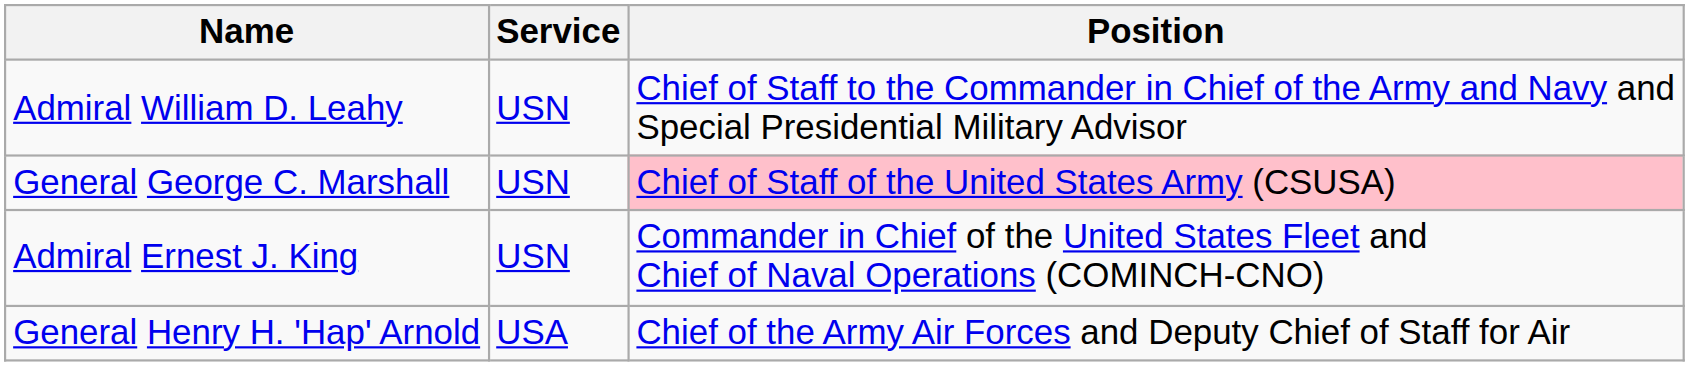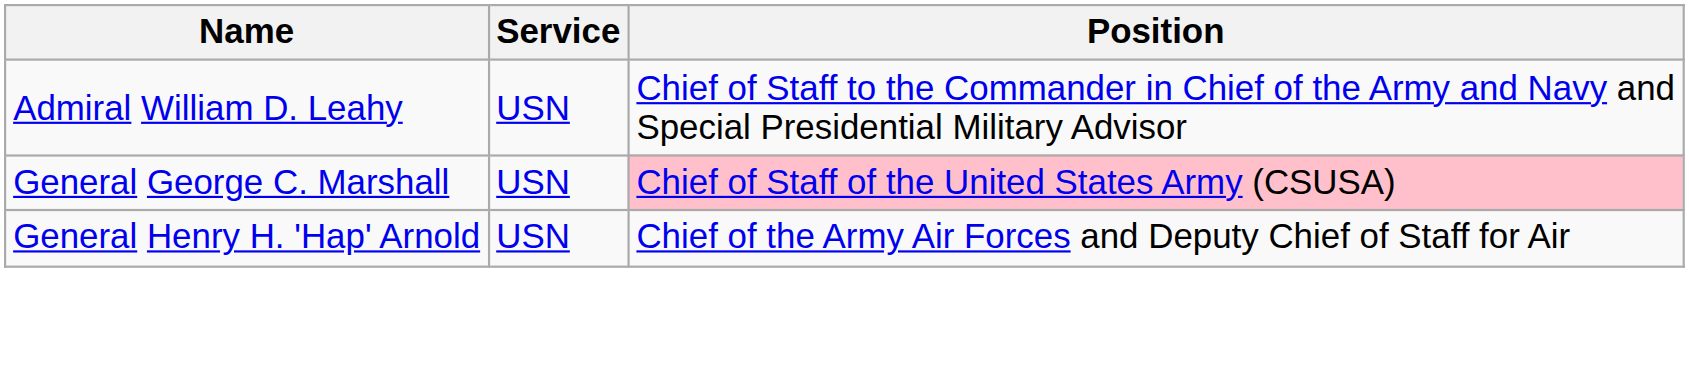- row: (186, 256)
(532, 331) USA -> (533, 237) USN
